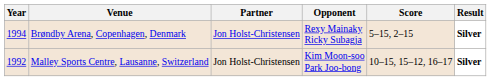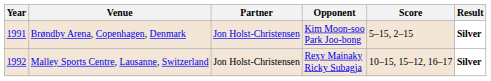(16, 34) 1994 -> (16, 34) 1991
(333, 34) Rexy Mainaky Ricky Subagja -> (334, 34) Kim Moon-soo Park Joo-bong
(334, 62) Kim Moon-soo Park Joo-bong -> (333, 62) Rexy Mainaky Ricky Subagja
